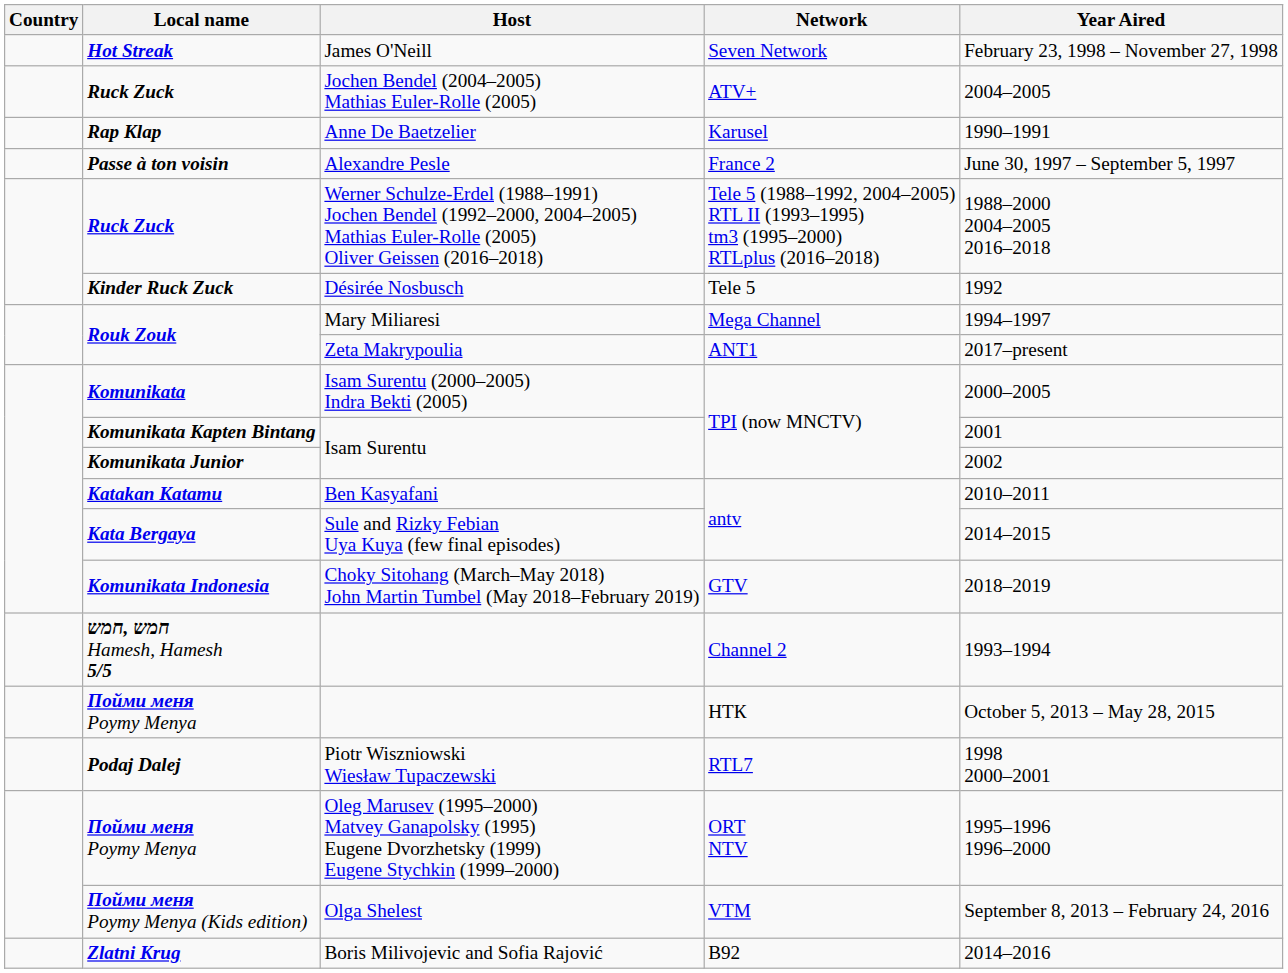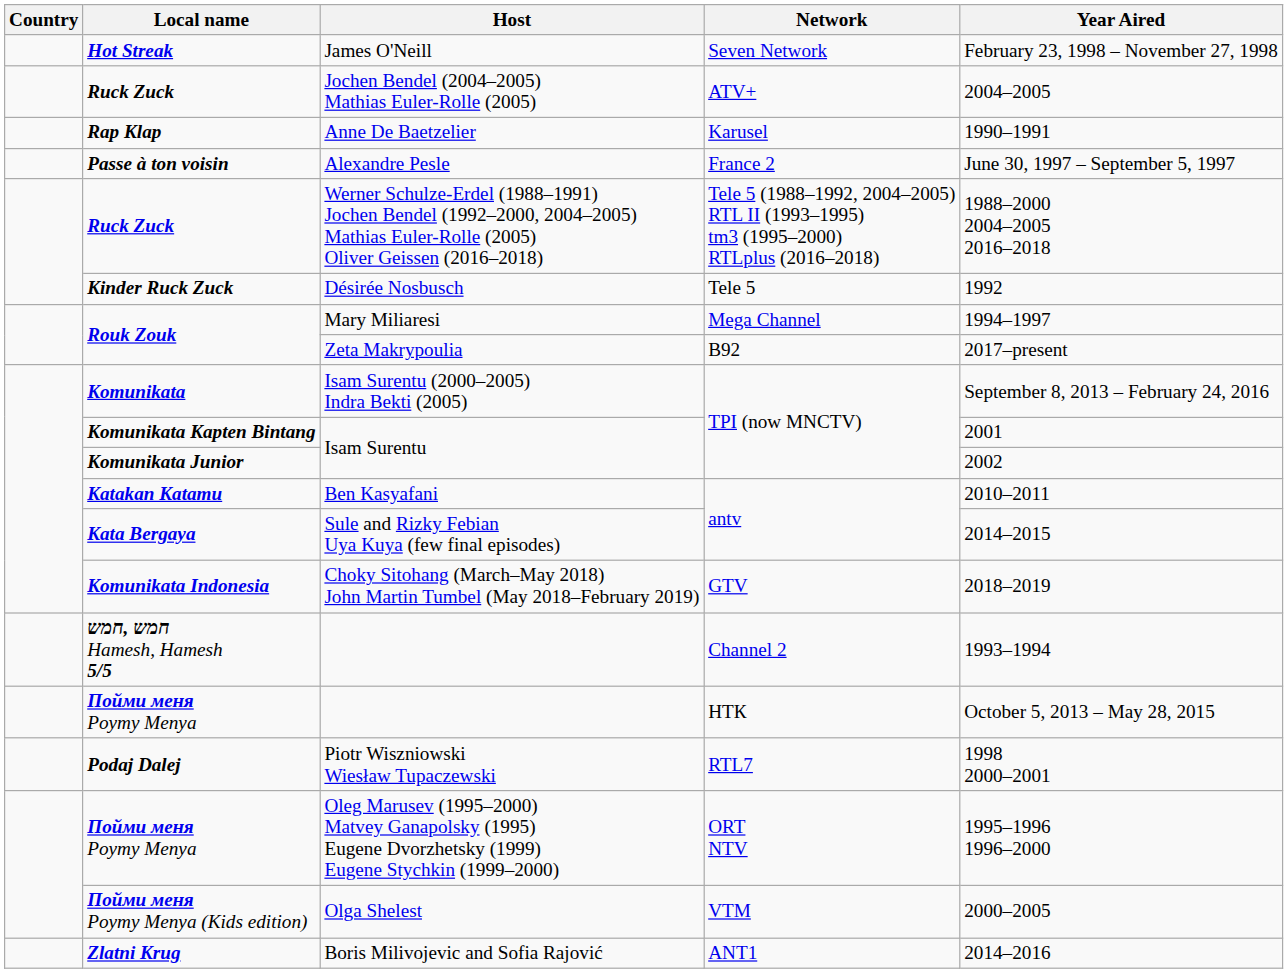(733, 349) ANT1 -> (724, 349) B92
(1007, 390) 2000–2005 -> (1117, 390) September 8, 2013 – February 24, 2016
(1117, 911) September 8, 2013 – February 24, 2016 -> (1007, 911) 2000–2005
(724, 952) B92 -> (733, 952) ANT1
